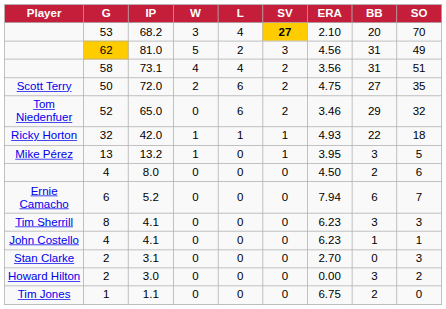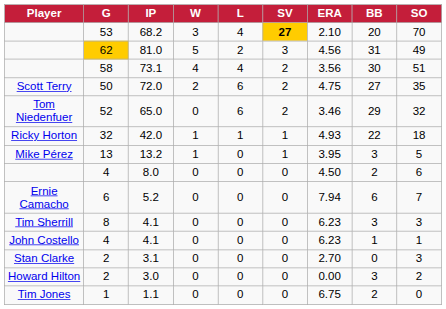(374, 68) 31 -> (374, 68) 30
